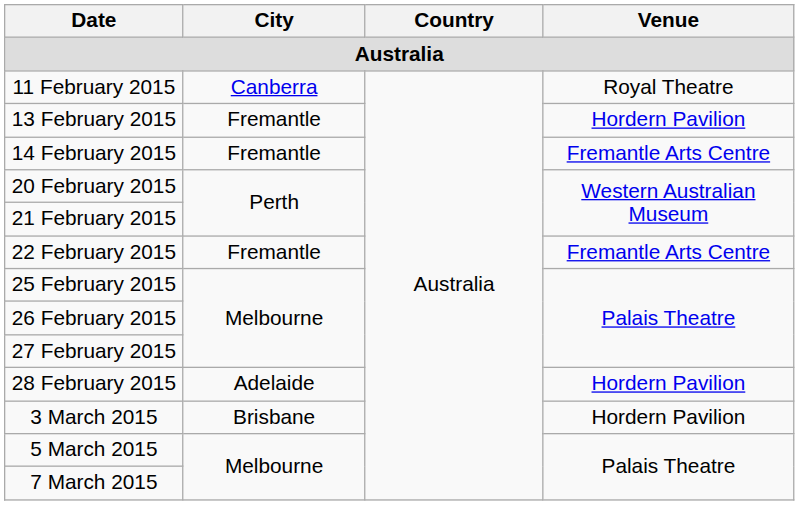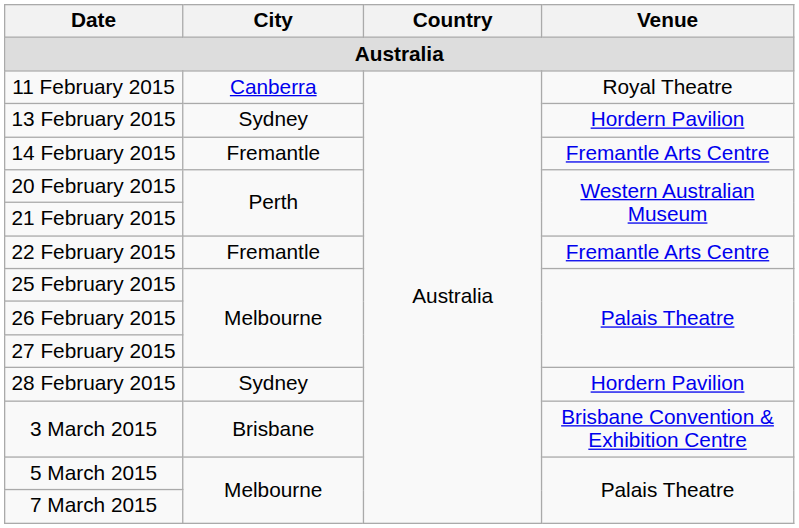(274, 119) Fremantle -> (273, 119) Sydney
(274, 383) Adelaide -> (273, 383) Sydney
(668, 416) Hordern Pavilion -> (668, 428) Brisbane Convention & Exhibition Centre
